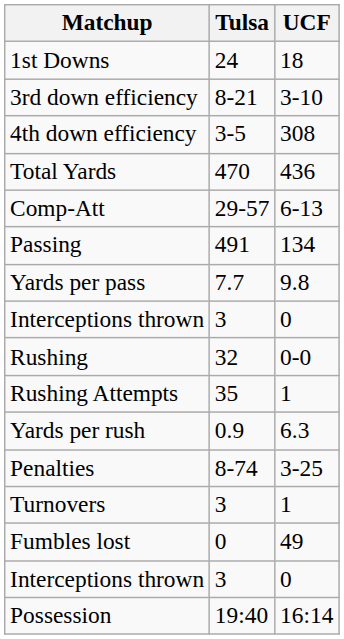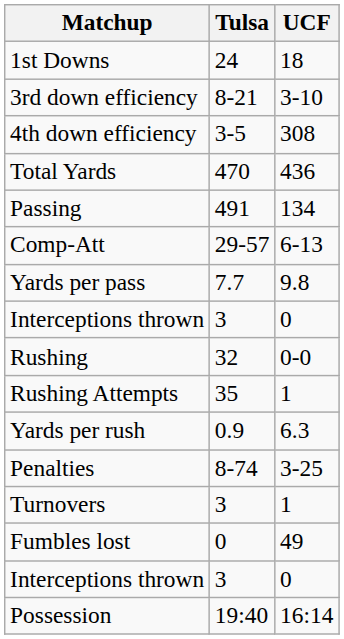rows swapped: (46, 245) <-> (57, 208)
